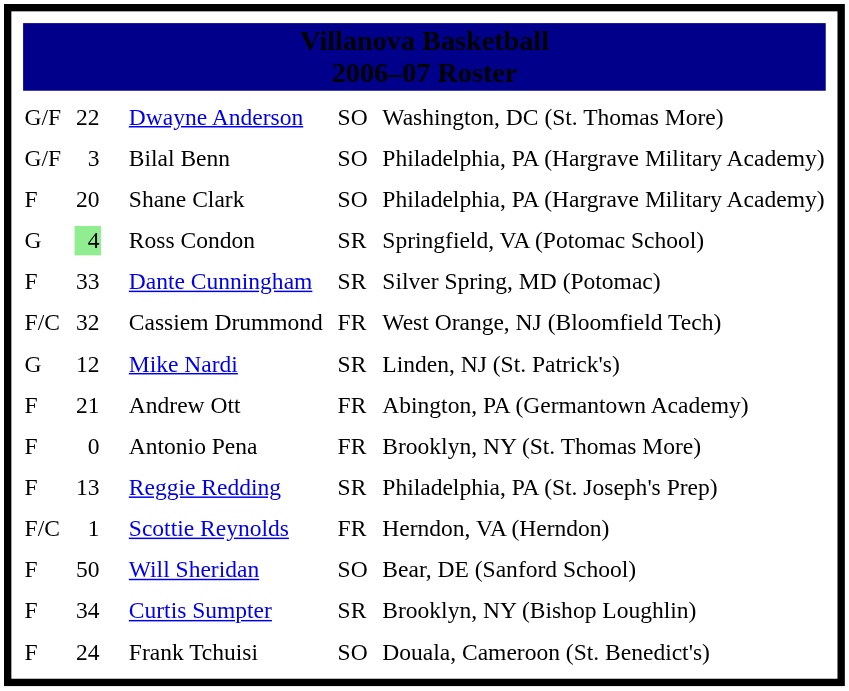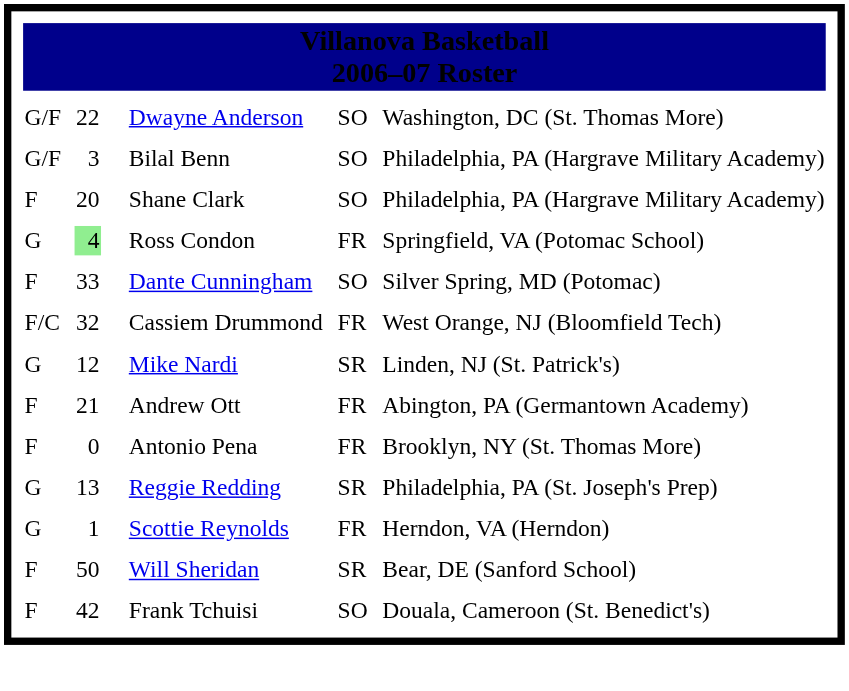(352, 240) SR -> (352, 240) FR
(352, 281) SR -> (353, 281) SO
(31, 487) F -> (33, 487) G
(42, 528) F/C -> (33, 528) G
(353, 569) SO -> (352, 569) SR
- row: (200, 610)
(88, 652) 24 -> (88, 610) 42
